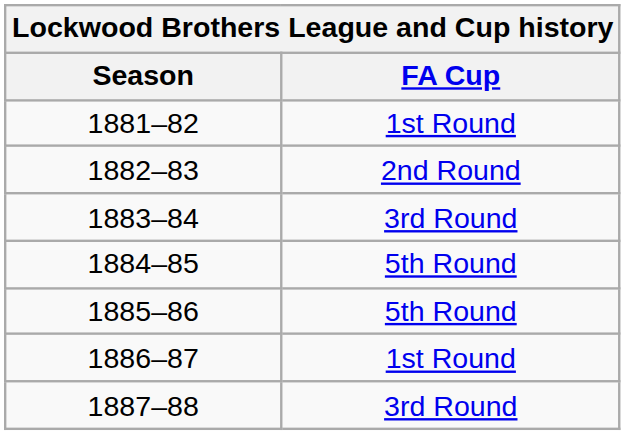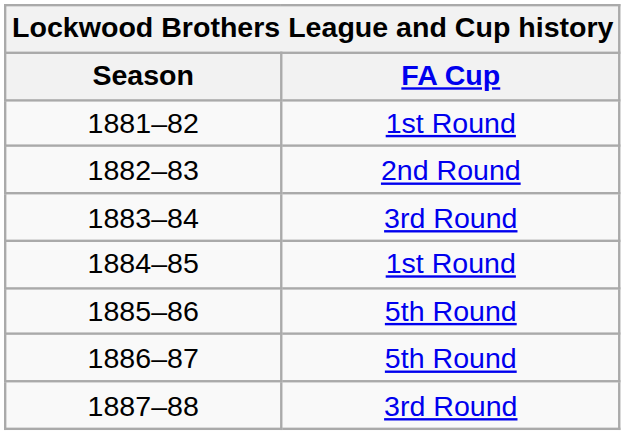(451, 264) 5th Round -> (451, 264) 1st Round
(451, 358) 1st Round -> (451, 358) 5th Round
